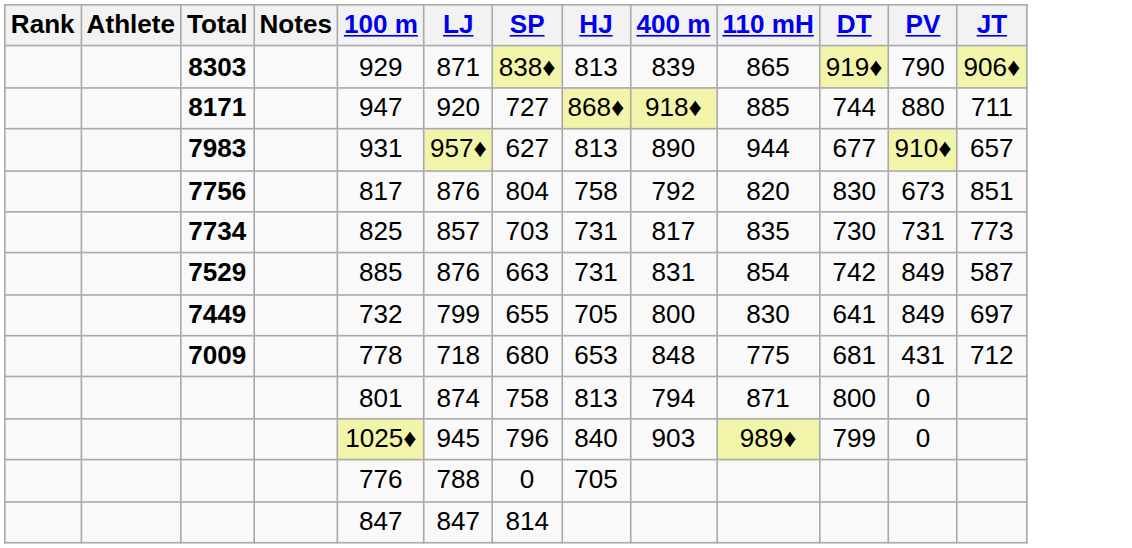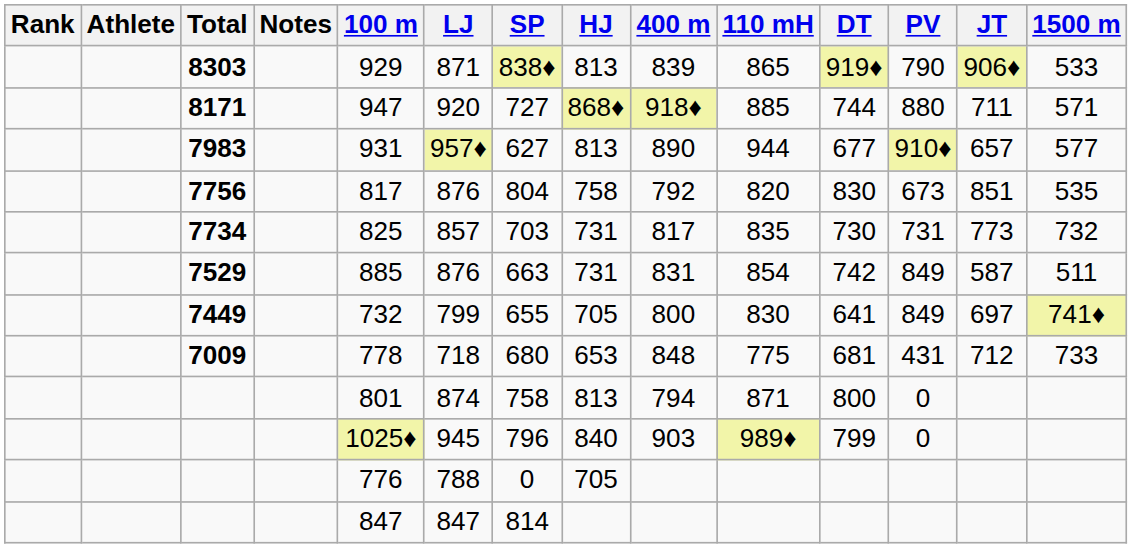+ column: (1077, 25)
